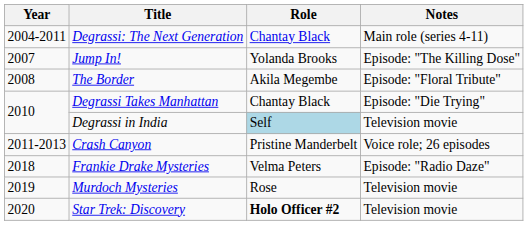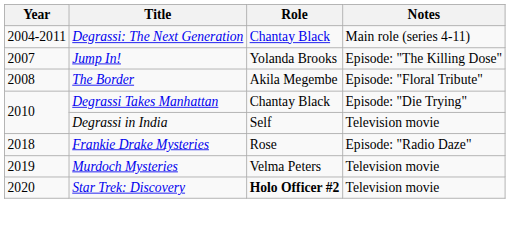(261, 123) lightblue background -> (261, 123) no background
- row: (112, 144)
(285, 166) Velma Peters -> (263, 144) Rose
(263, 187) Rose -> (285, 166) Velma Peters
